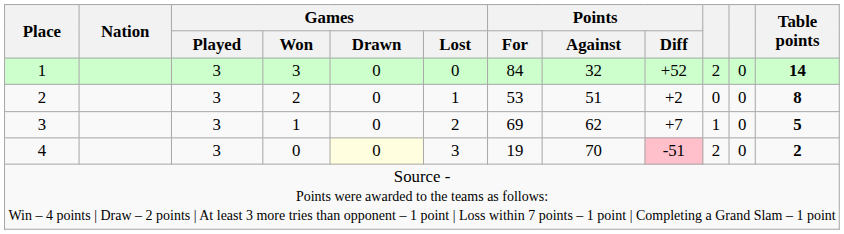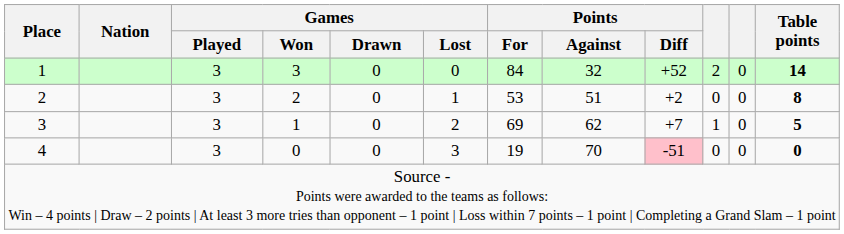(377, 151) lightyellow background -> (377, 151) no background
(716, 151) 2 -> (716, 151) 0
(798, 151) 2 -> (798, 151) 0
